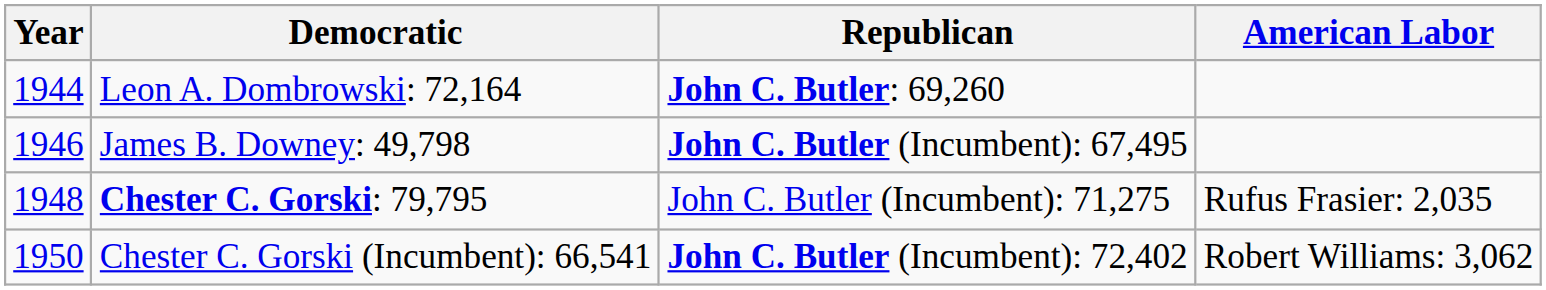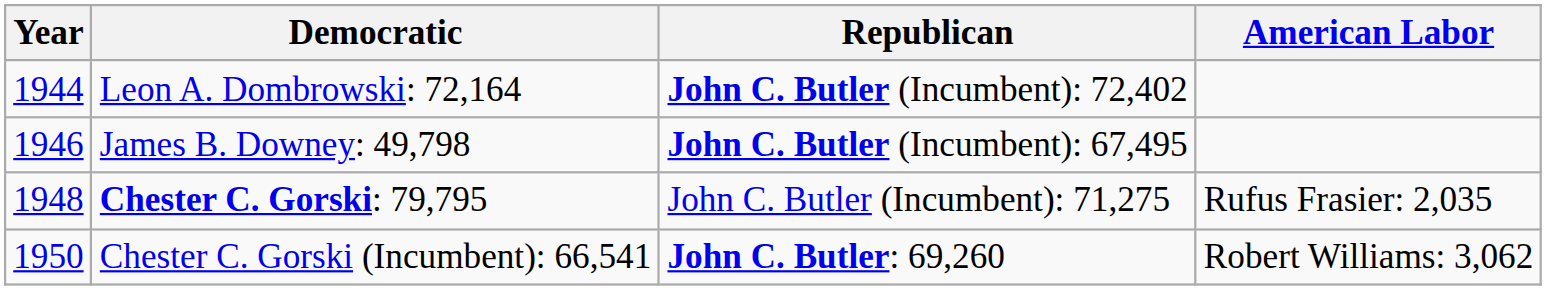(836, 88) John C. Butler: 69,260 -> (928, 88) John C. Butler (Incumbent): 72,402
(928, 255) John C. Butler (Incumbent): 72,402 -> (836, 255) John C. Butler: 69,260
